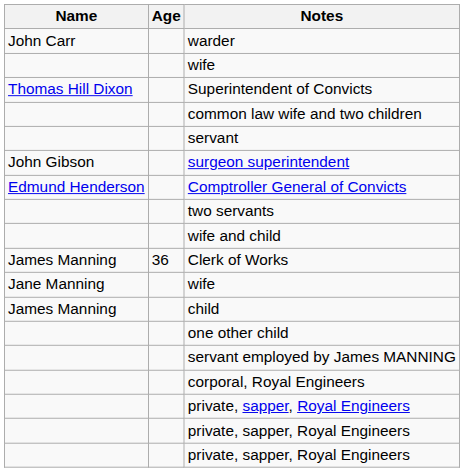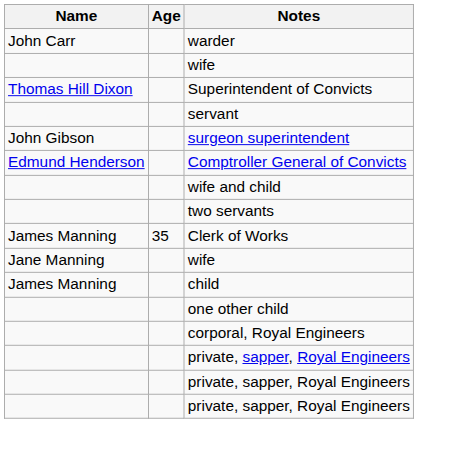- row: (76, 114)
rows swapped: (76, 236) <-> (76, 212)
(160, 260) 36 -> (160, 235) 35
- row: (76, 358)
